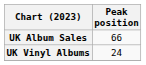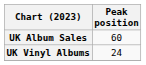(117, 38) 66 -> (117, 38) 60
